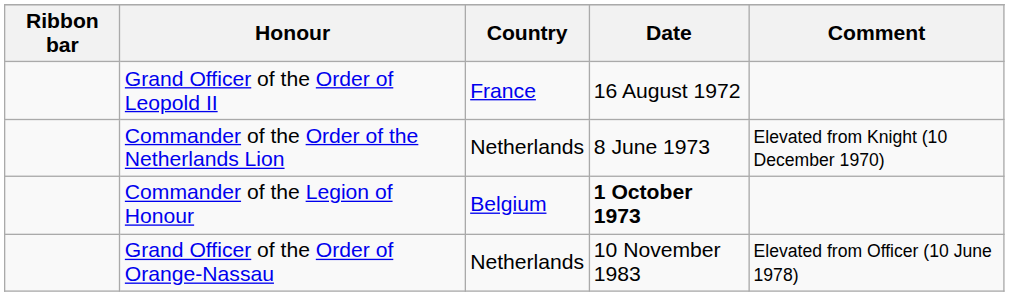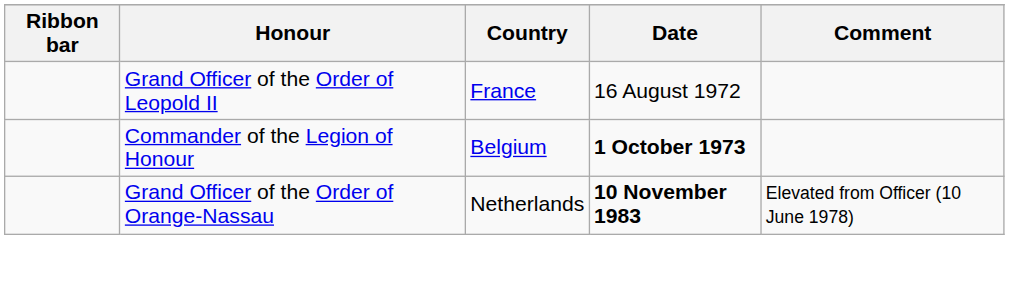- row: (272, 147)
(657, 262) normal -> (660, 204) bold
